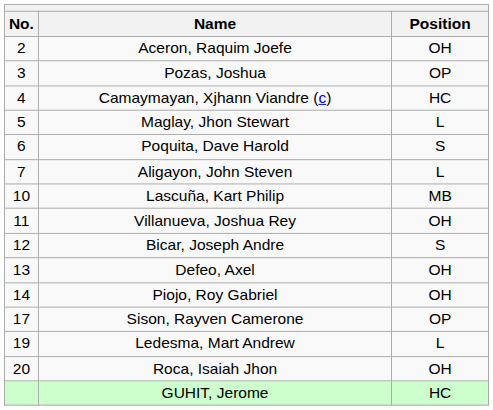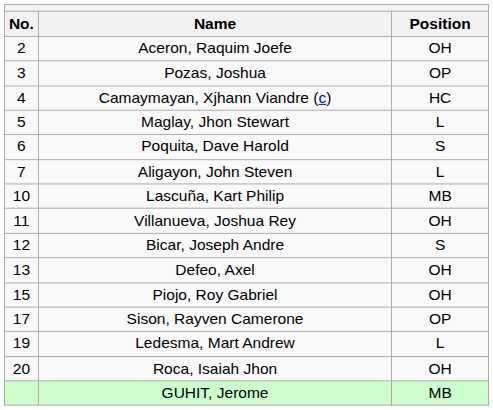(21, 294) 14 -> (21, 294) 15
(440, 393) HC -> (440, 393) MB
